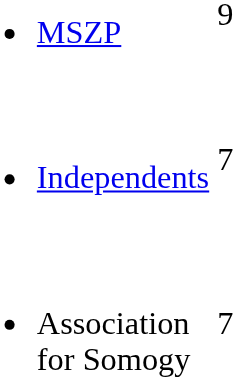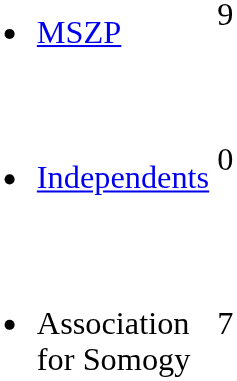(225, 160) 7 -> (225, 160) 0
